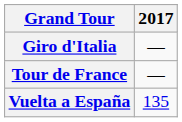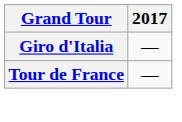- row: (69, 102)
